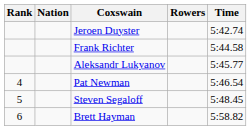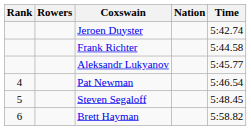columns swapped: (188, 13) <-> (53, 13)
